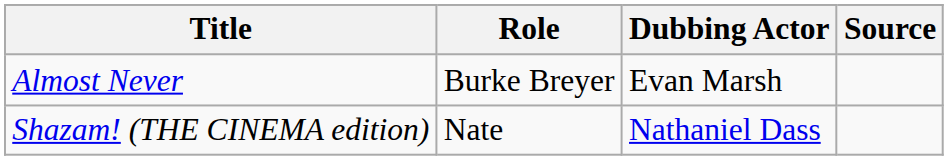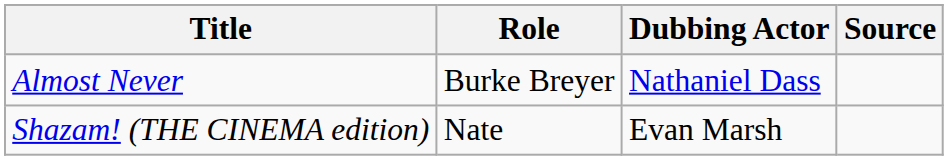(706, 79) Evan Marsh -> (725, 79) Nathaniel Dass
(725, 129) Nathaniel Dass -> (706, 129) Evan Marsh
